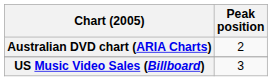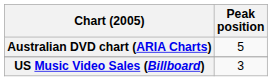(241, 47) 2 -> (241, 47) 5
